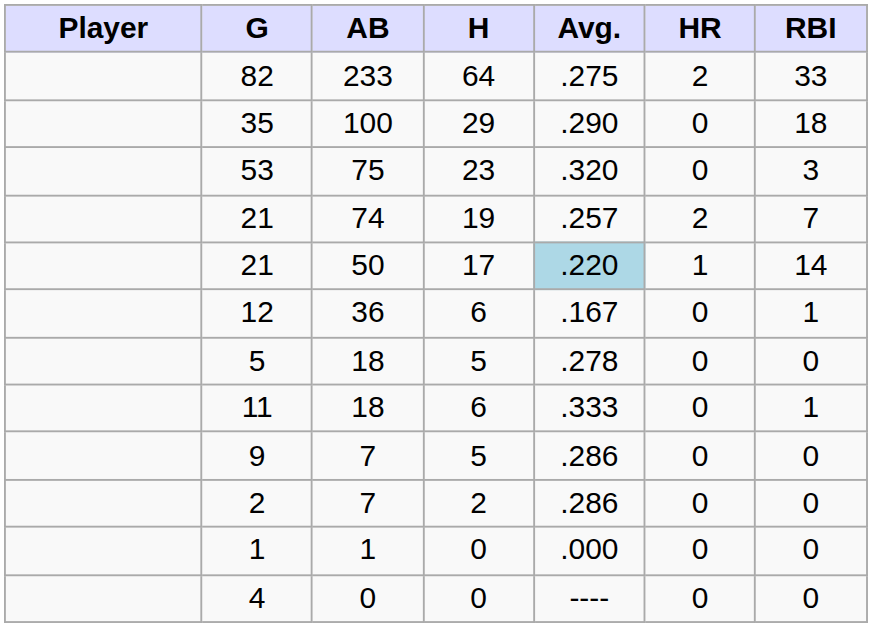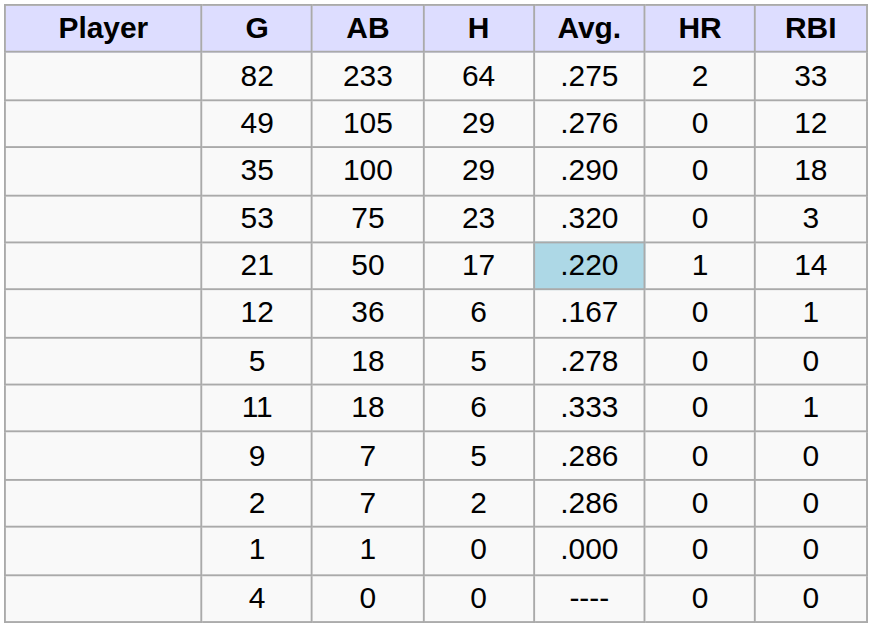+ row: (257, 123)
- row: (257, 218)
